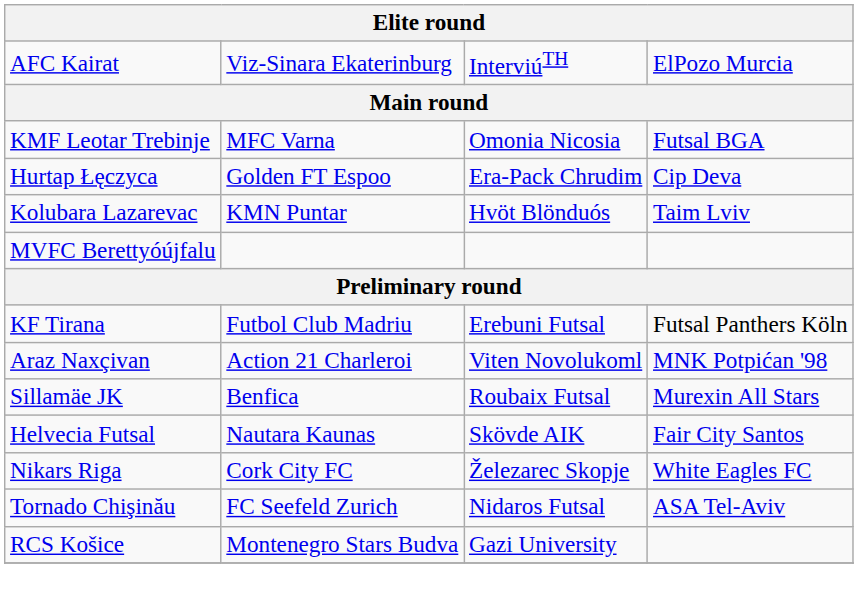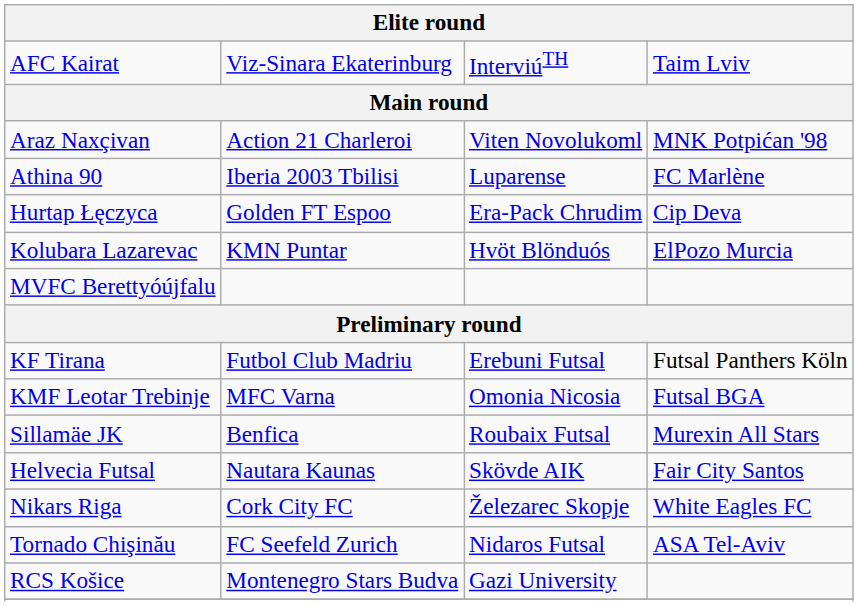(723, 62) ElPozo Murcia -> (701, 62) Taim Lviv
rows swapped: (80, 360) <-> (110, 139)
+ row: (56, 176)
(701, 213) Taim Lviv -> (723, 249) ElPozo Murcia
